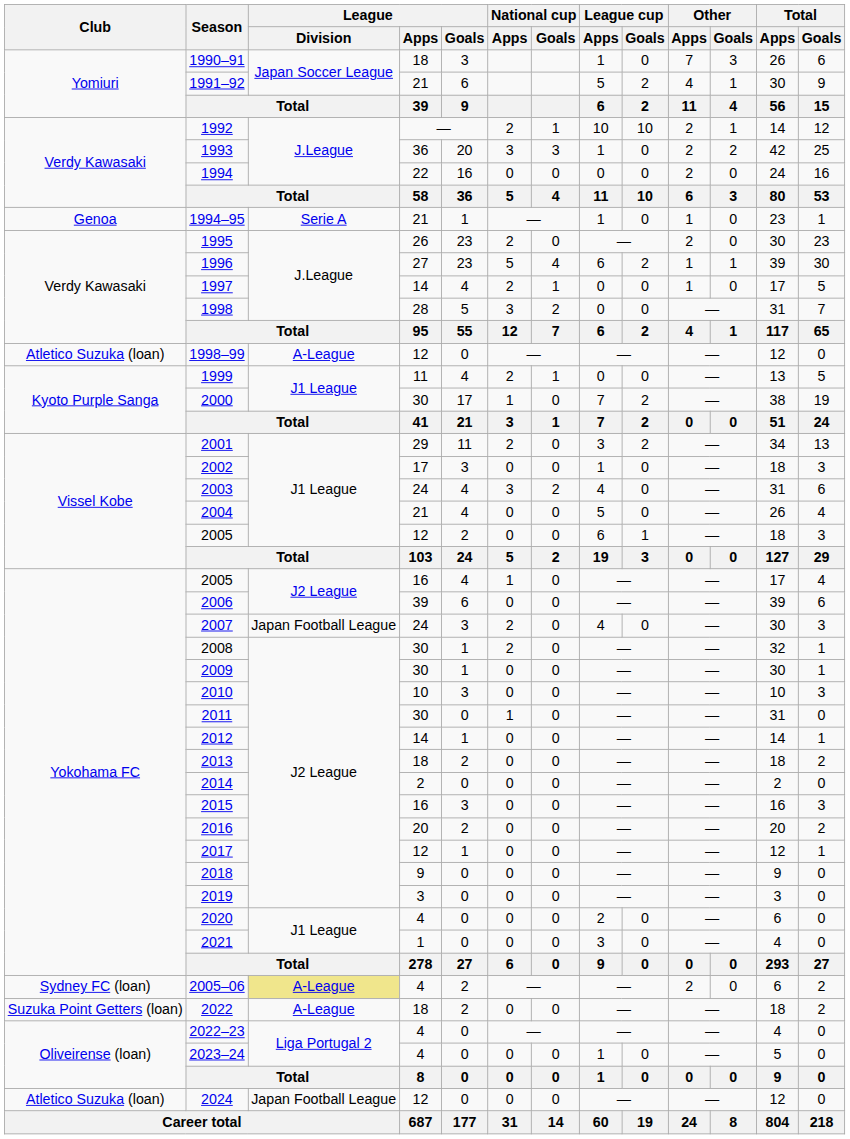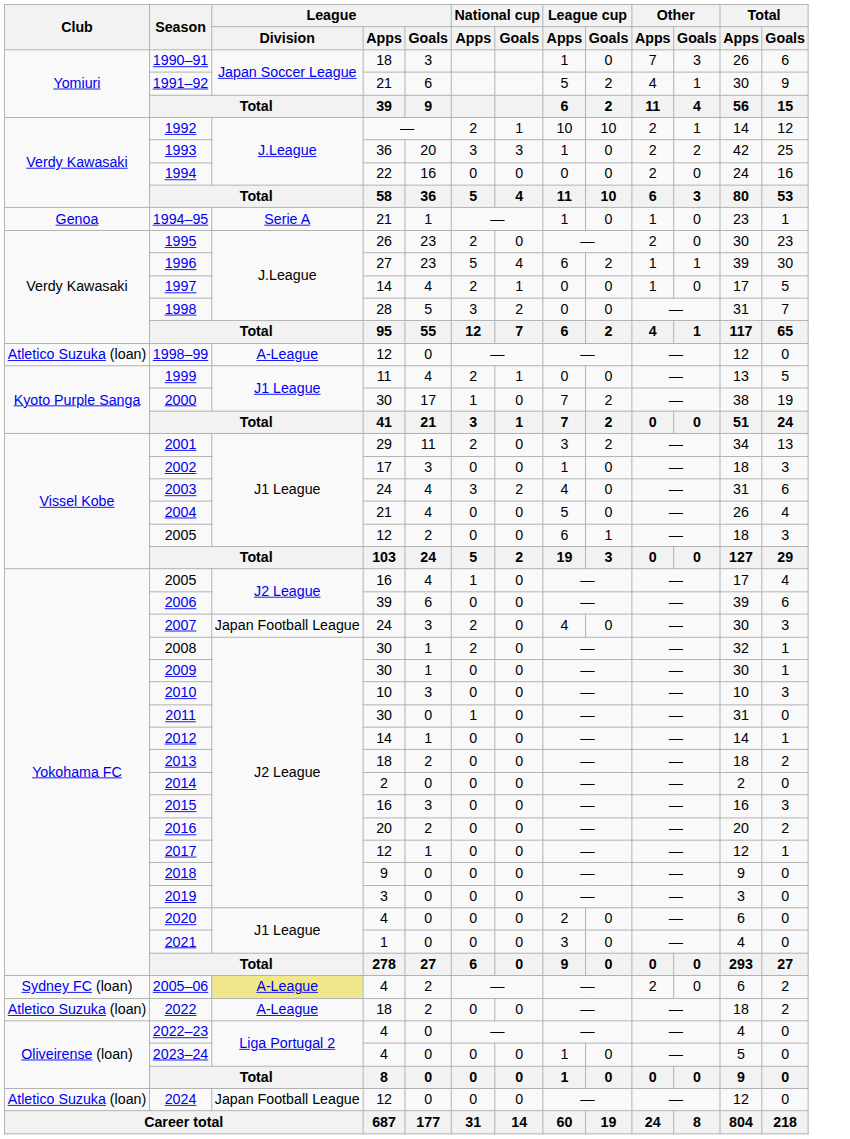(95, 1009) Suzuka Point Getters (loan) -> (77, 1009) Atletico Suzuka (loan)
